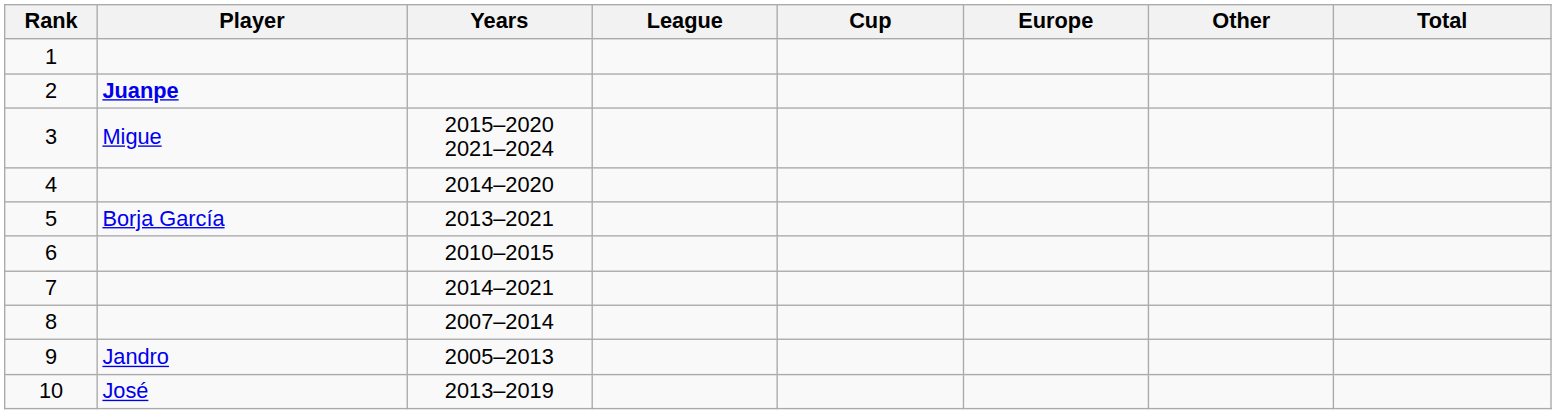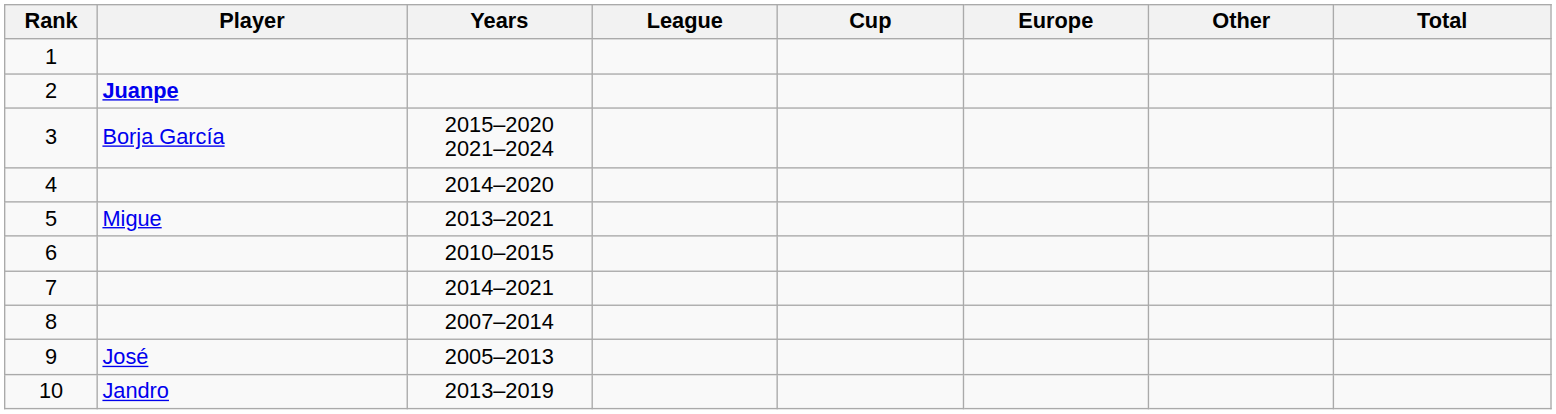(132, 137) Migue -> (164, 137) Borja García
(164, 218) Borja García -> (132, 218) Migue
(136, 356) Jandro -> (125, 356) José
(125, 391) José -> (136, 391) Jandro
